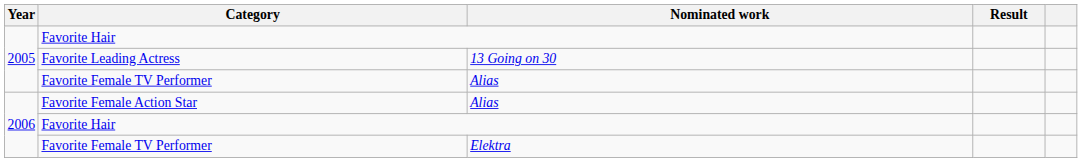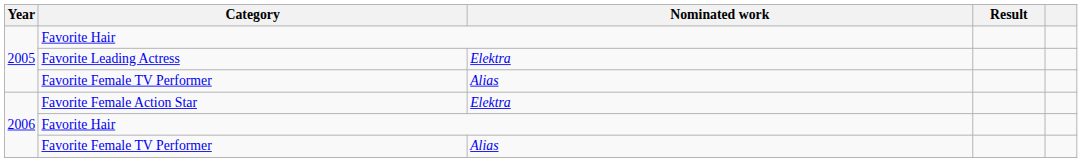(513, 59) 13 Going on 30 -> (490, 59) Elektra
(484, 102) Alias -> (490, 102) Elektra
(490, 146) Elektra -> (484, 146) Alias
